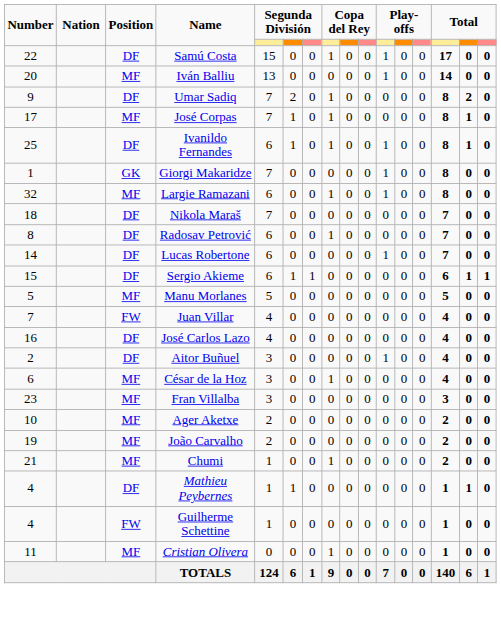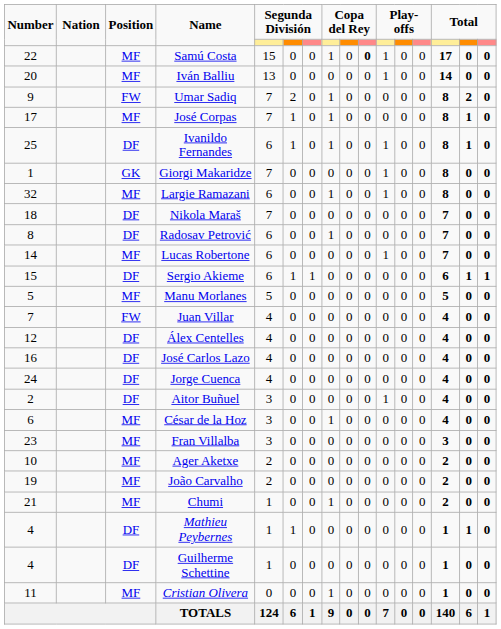(131, 55) DF -> (131, 55) MF
(367, 55) normal -> (367, 55) bold
(131, 96) DF -> (131, 96) FW
(131, 255) DF -> (131, 255) MF
+ row: (205, 337)
+ row: (205, 378)
(131, 523) FW -> (131, 565) DF
